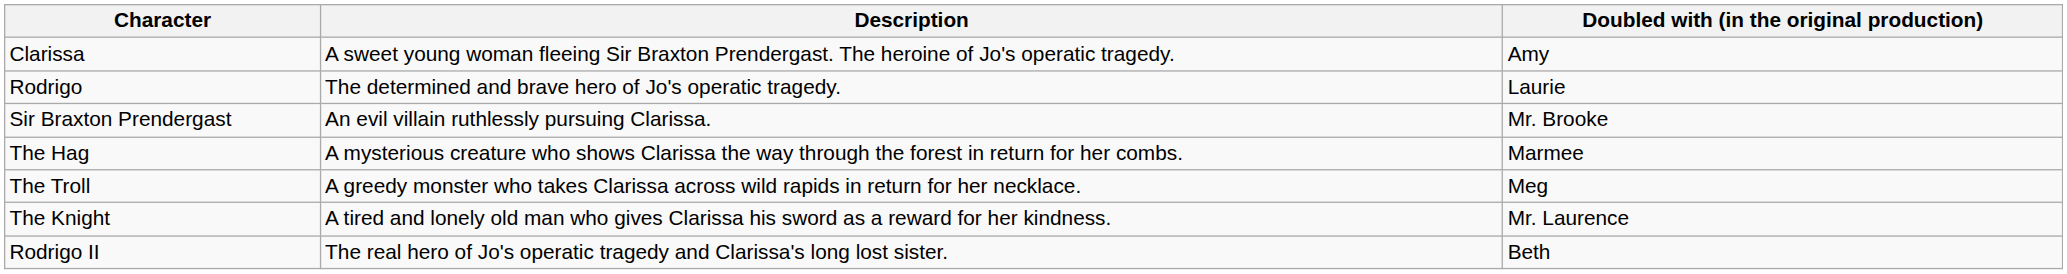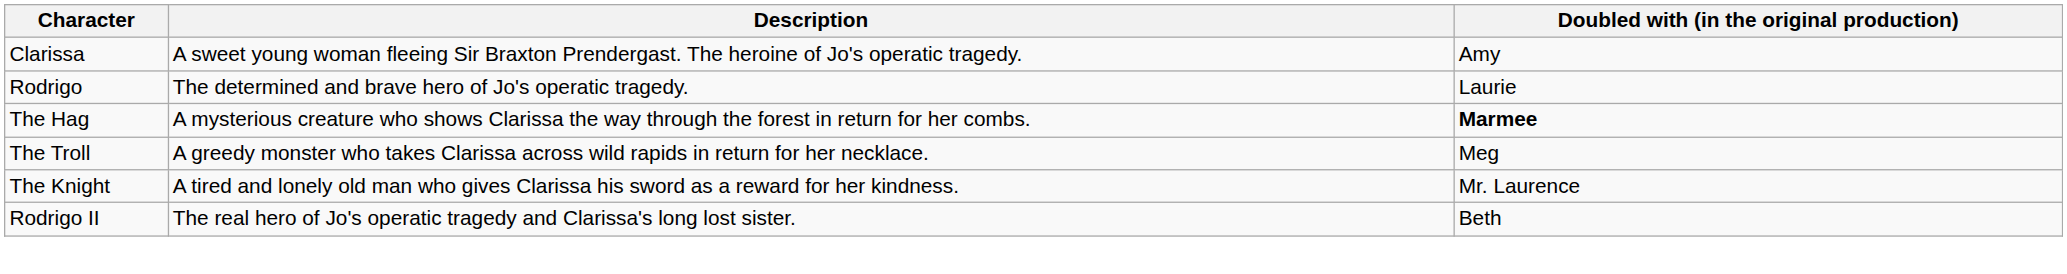- row: (120, 119)
(1546, 152) normal -> (1498, 119) bold
